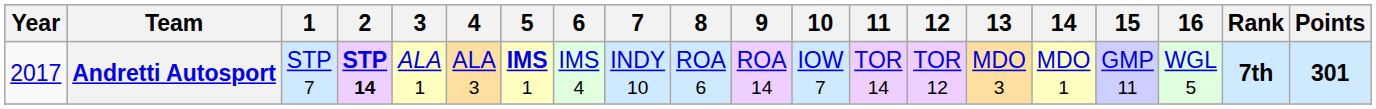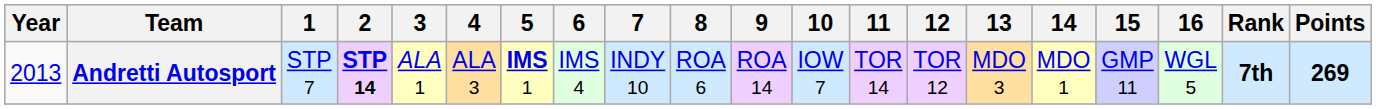(36, 73) 2017 -> (36, 73) 2013
(1330, 73) 301 -> (1330, 73) 269
